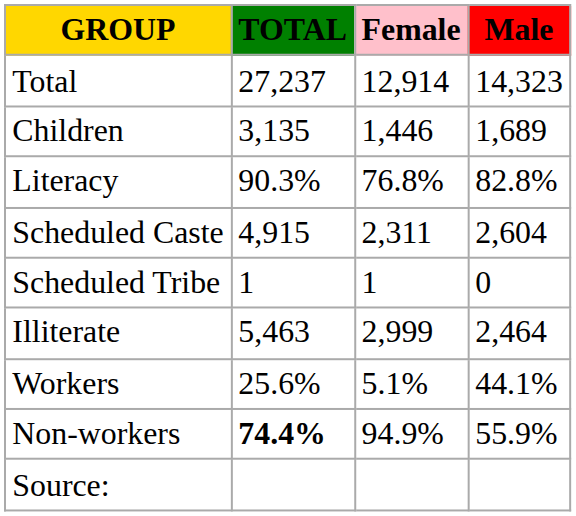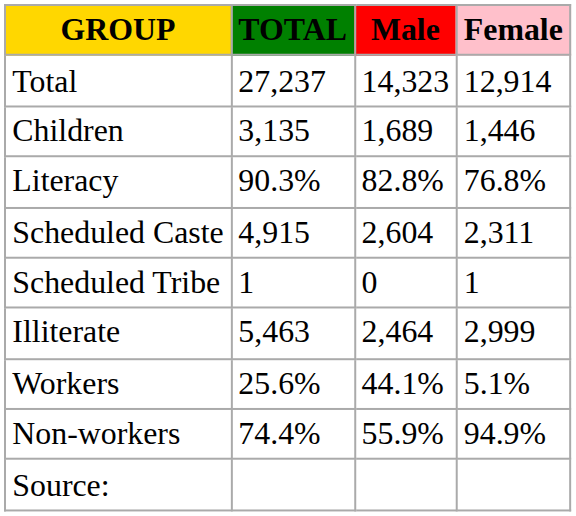columns swapped: (519, 29) <-> (411, 29)
(282, 433) bold -> (279, 433) normal
